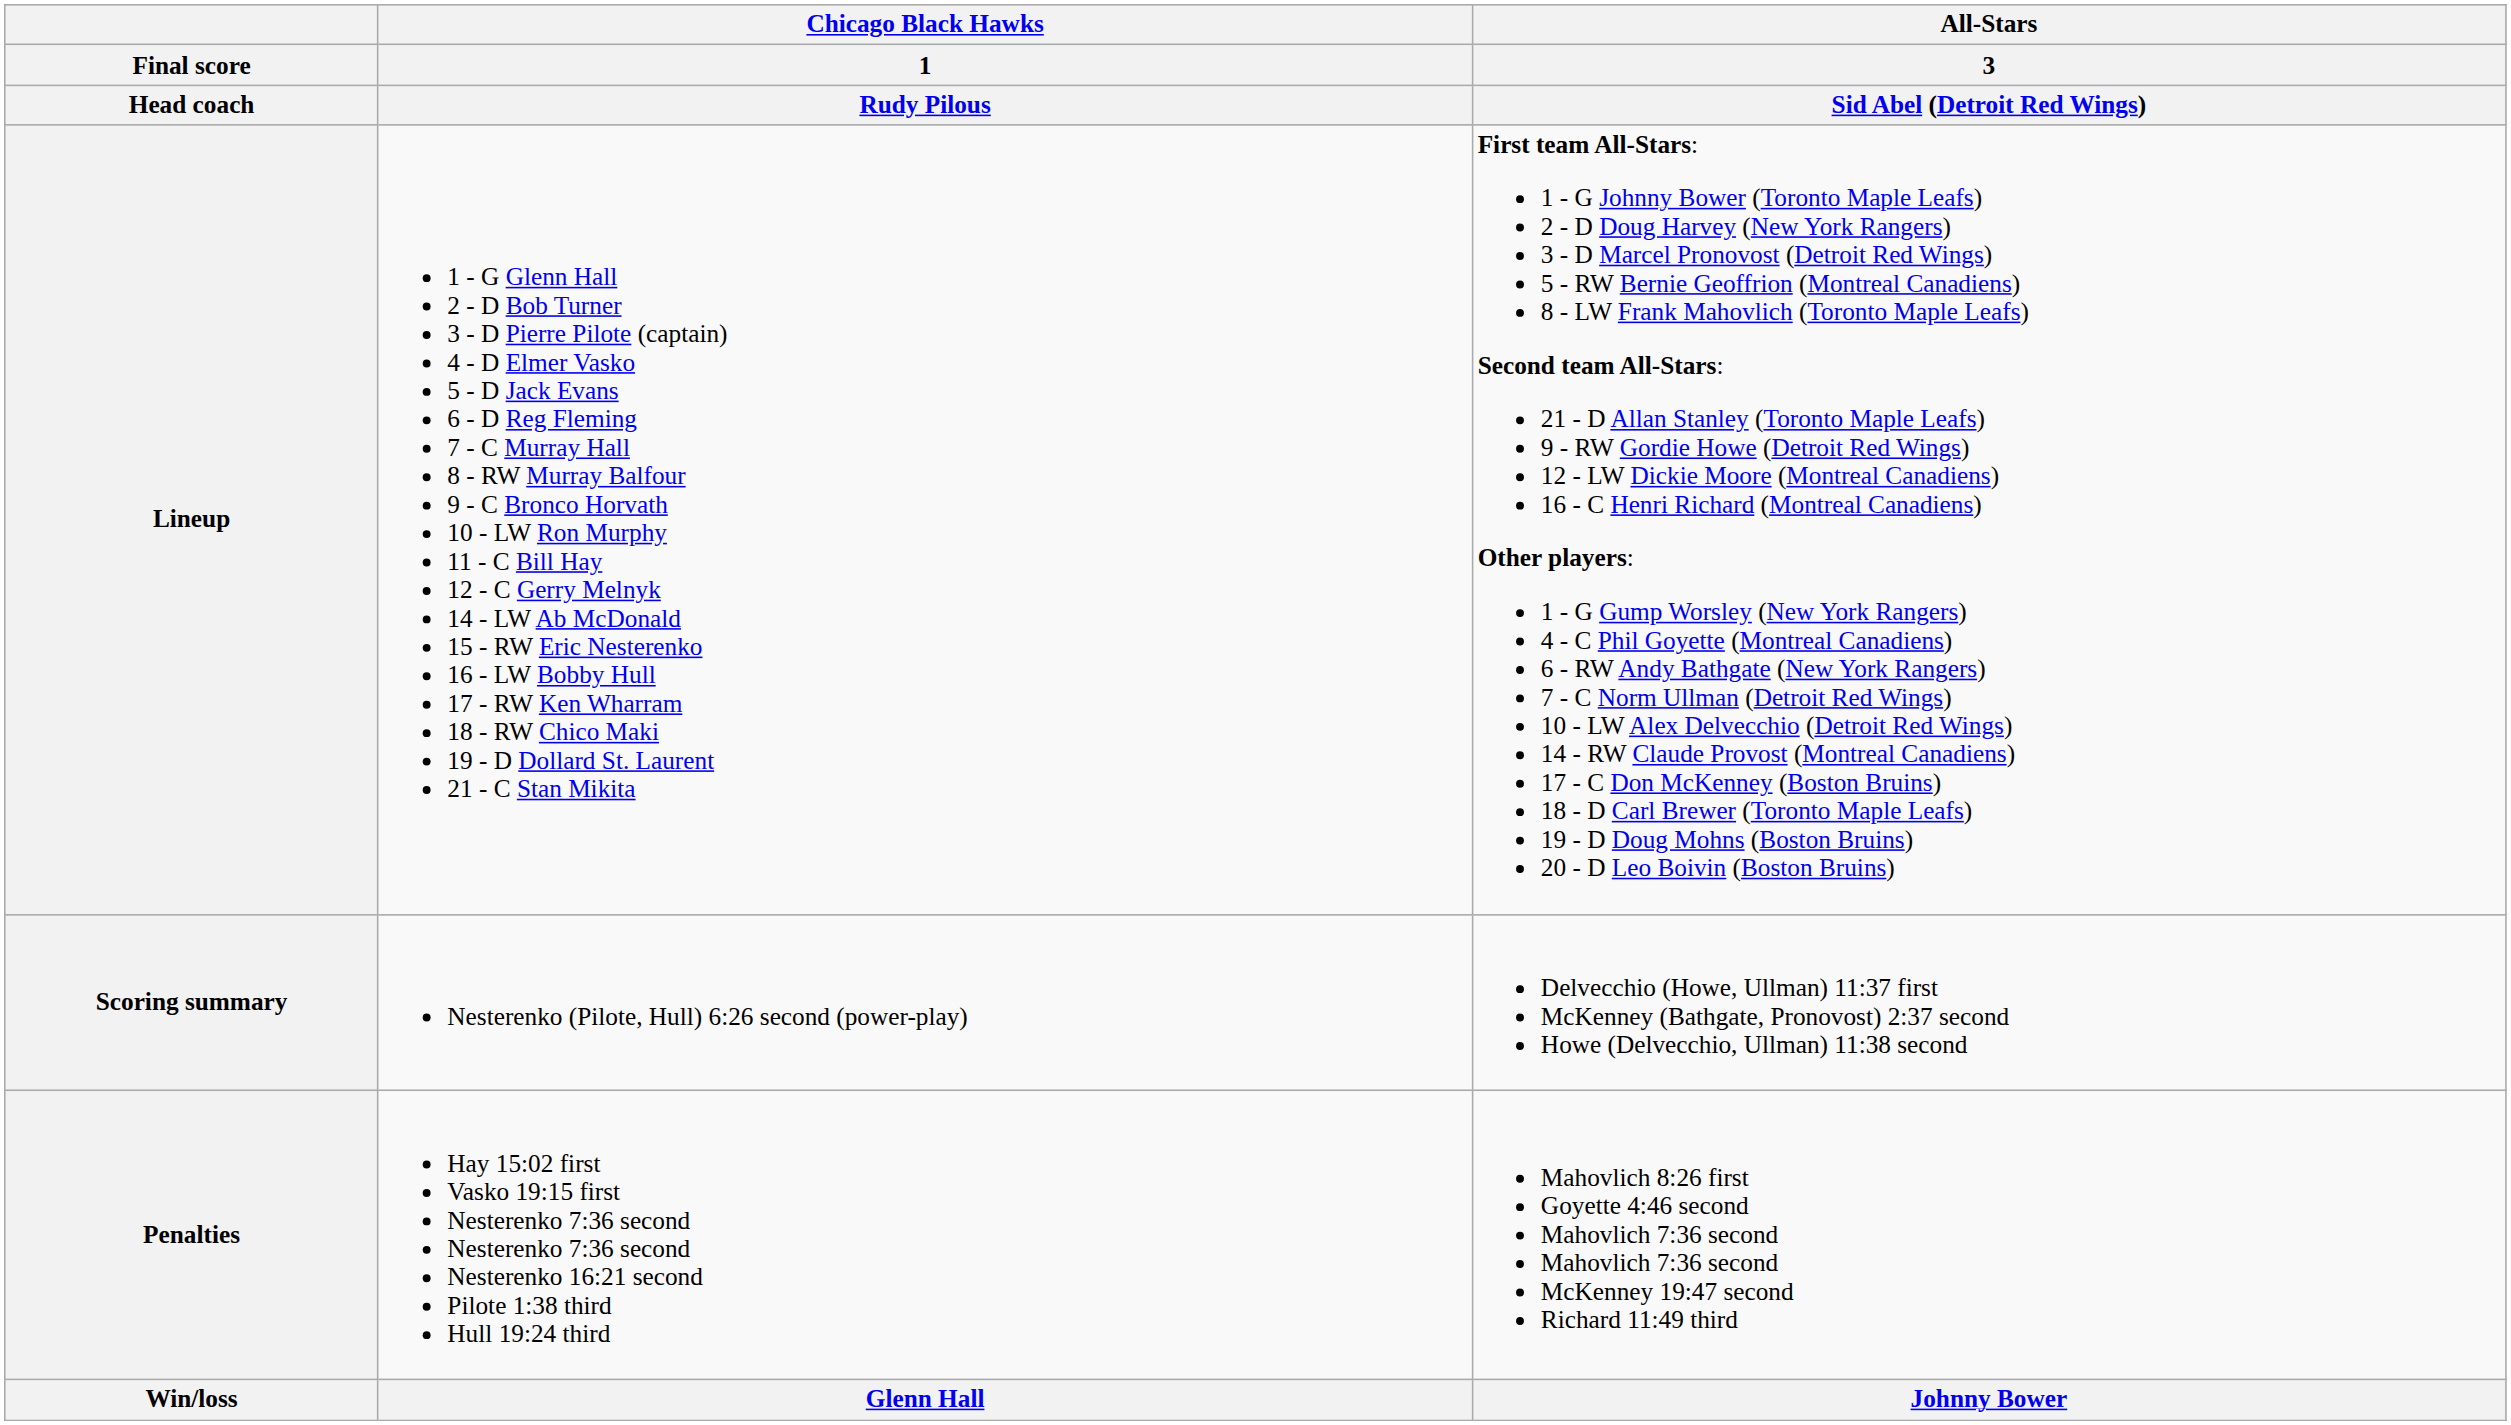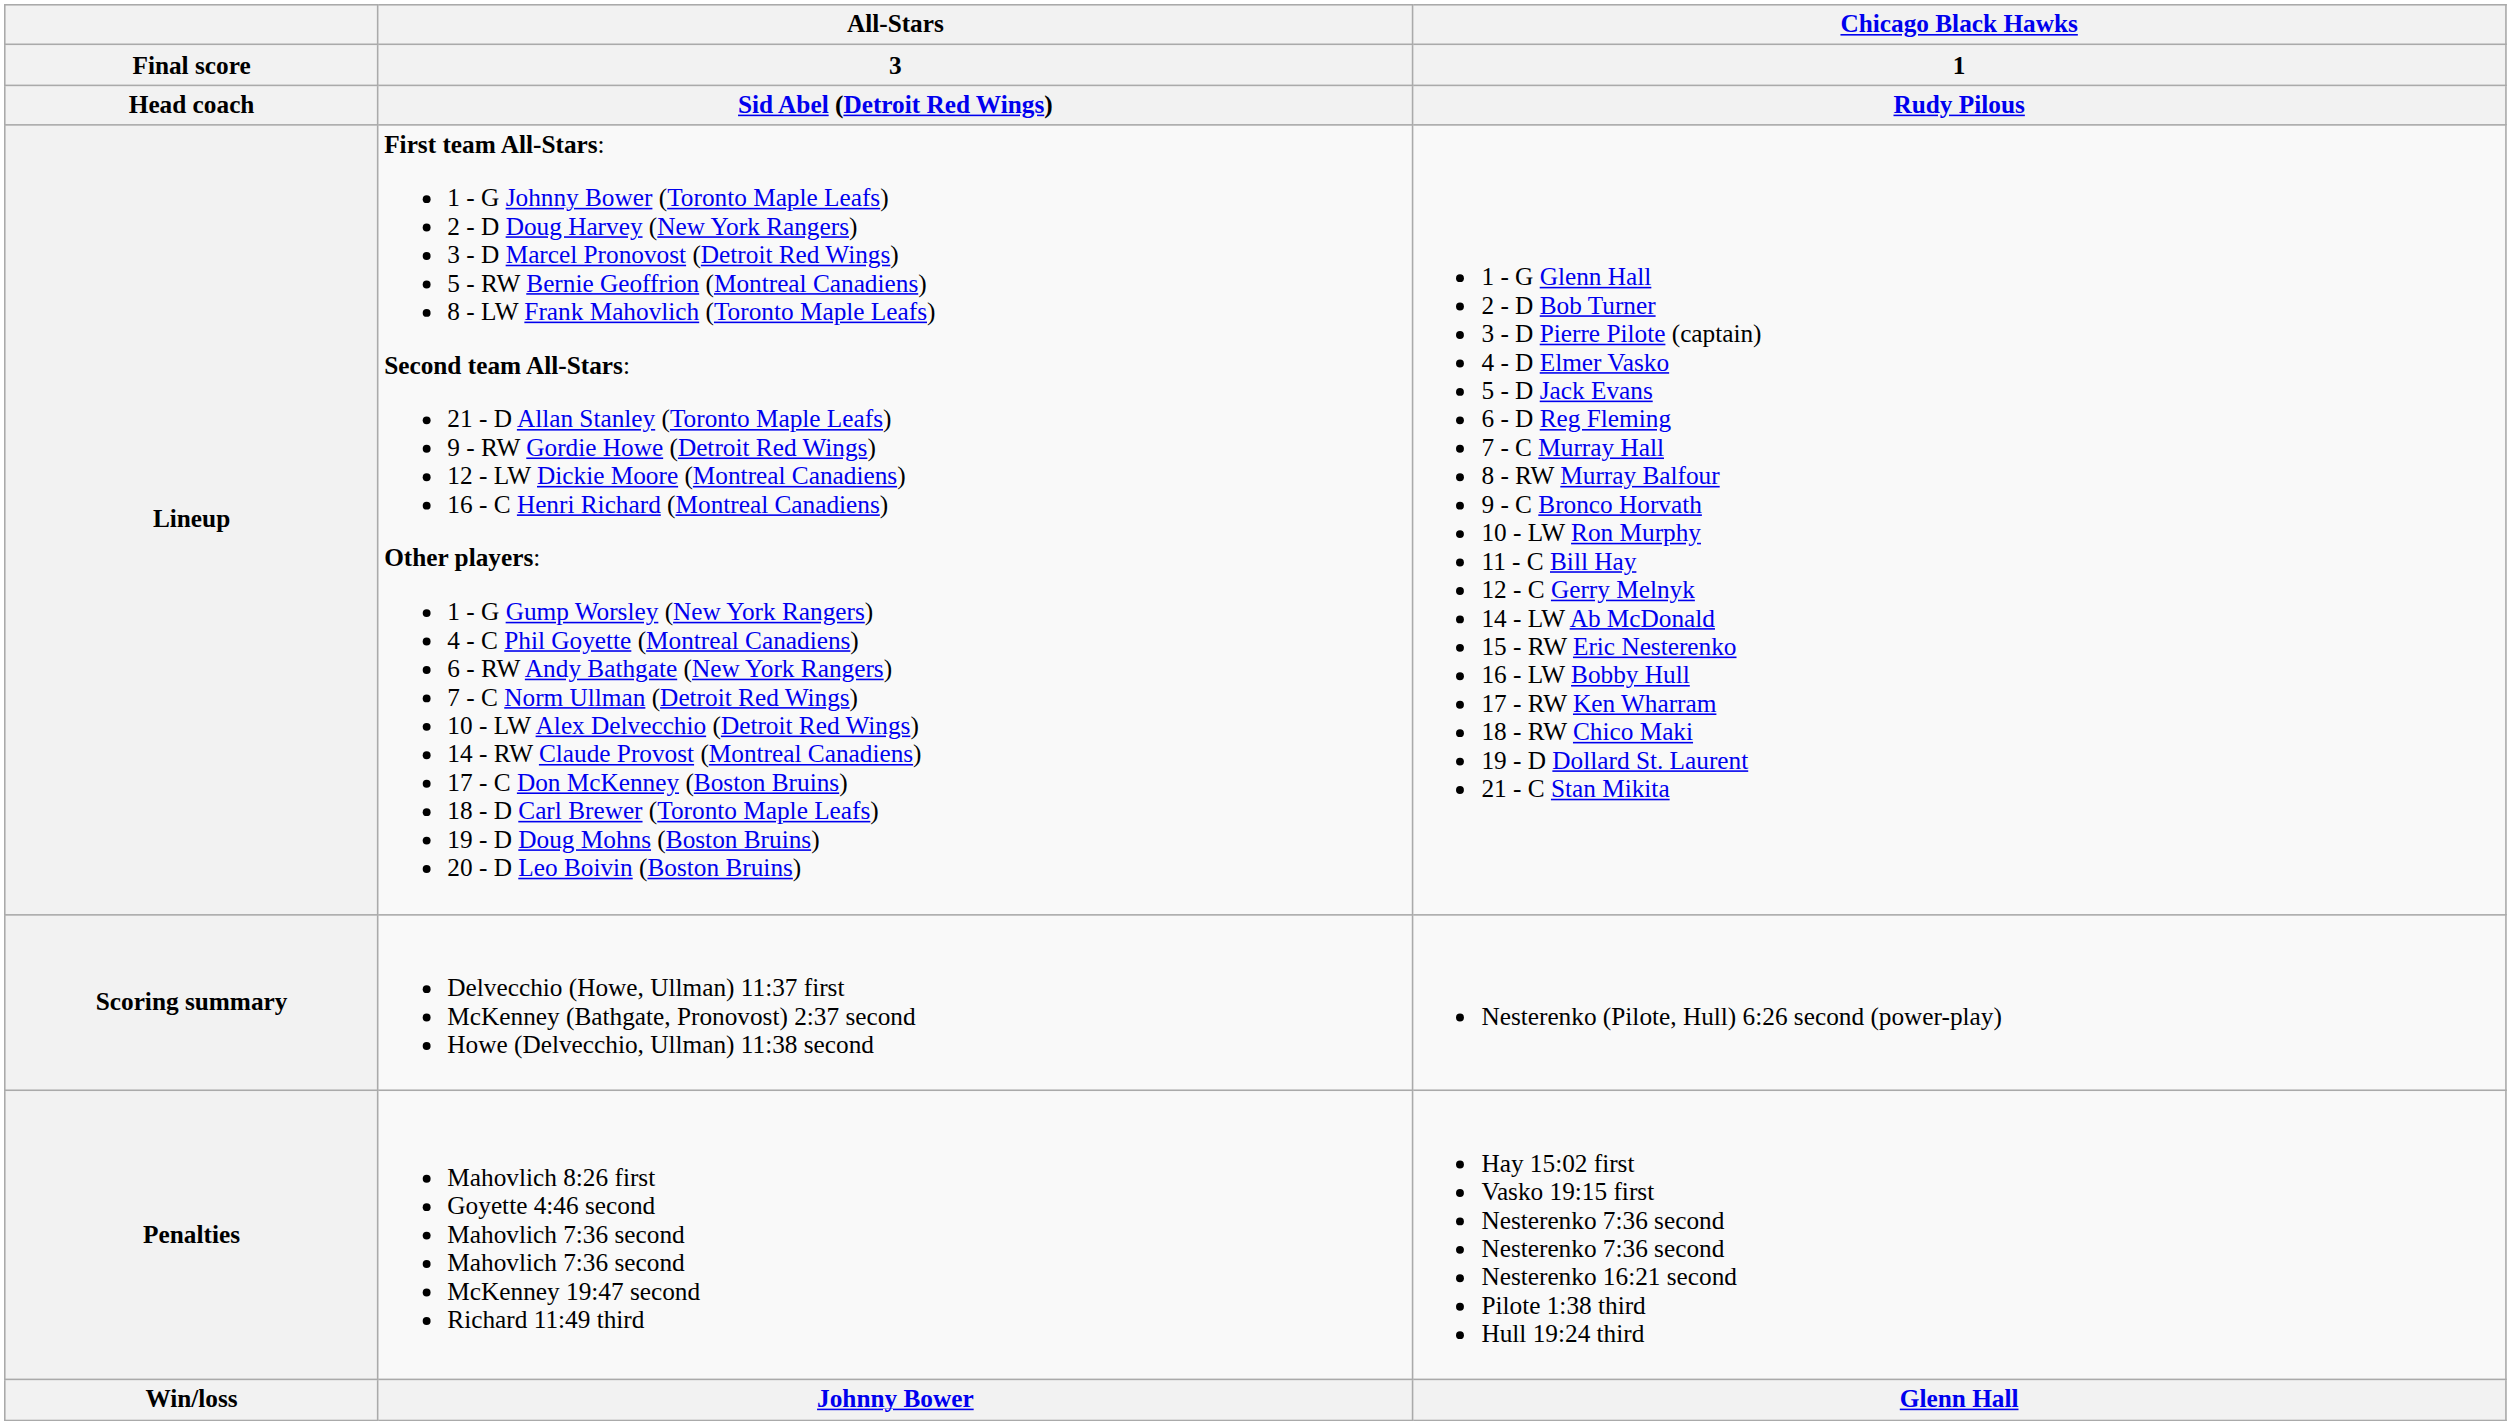columns swapped: (925, 104) <-> (1989, 104)
